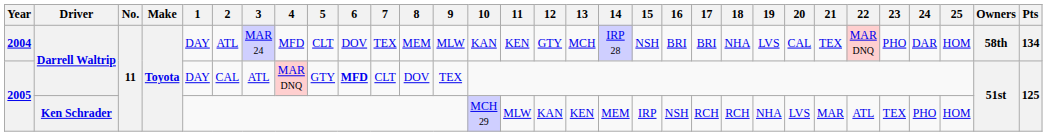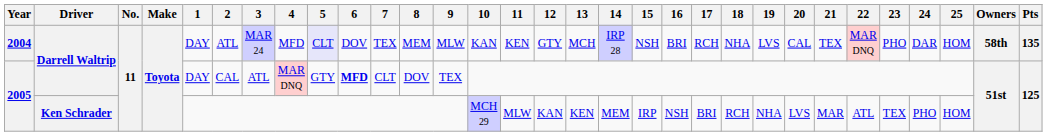(323, 42) no background -> (323, 42) lavender background
(707, 42) BRI -> (707, 42) RCH
(1031, 42) 134 -> (1031, 42) 135
(707, 113) RCH -> (707, 113) BRI
